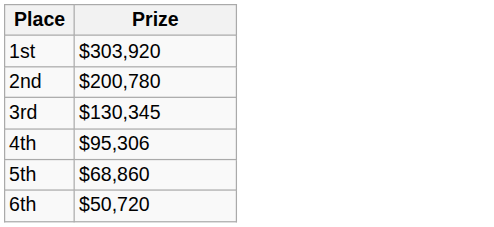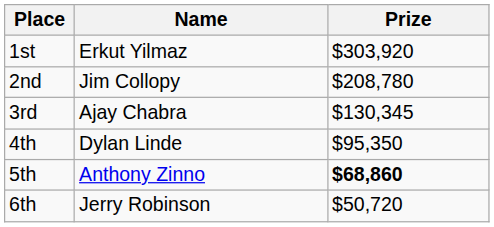+ column: (201, 19)
(120, 81) $200,780 -> (373, 81) $208,780
(114, 143) $95,306 -> (367, 143) $95,350
(114, 174) normal -> (367, 174) bold
